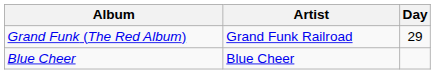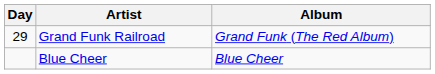columns swapped: (415, 15) <-> (114, 15)
